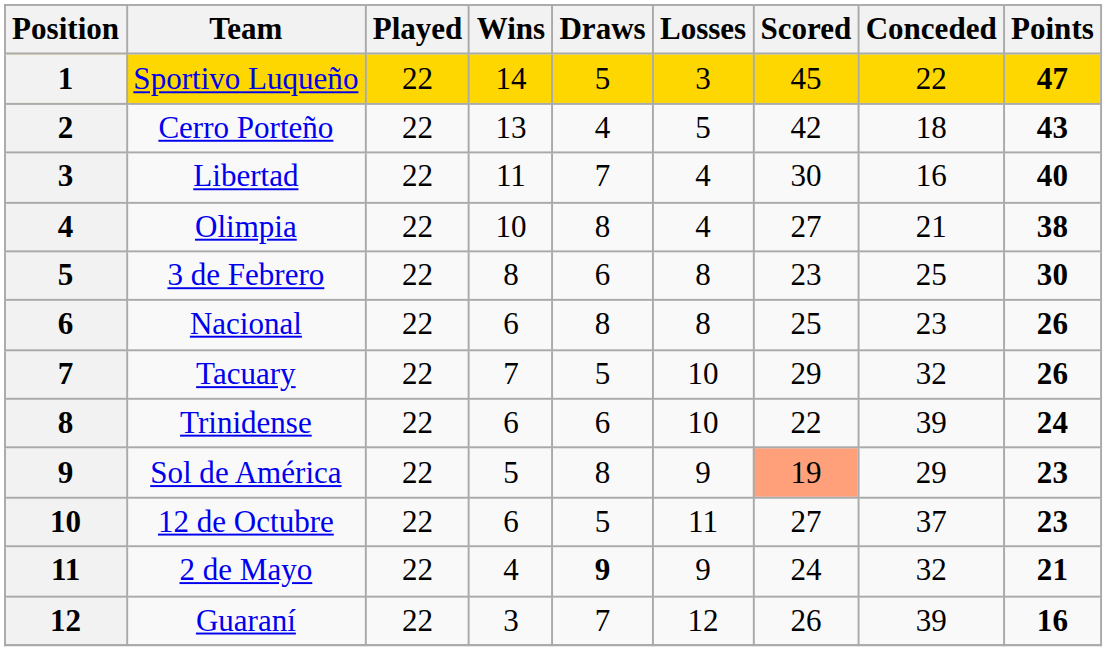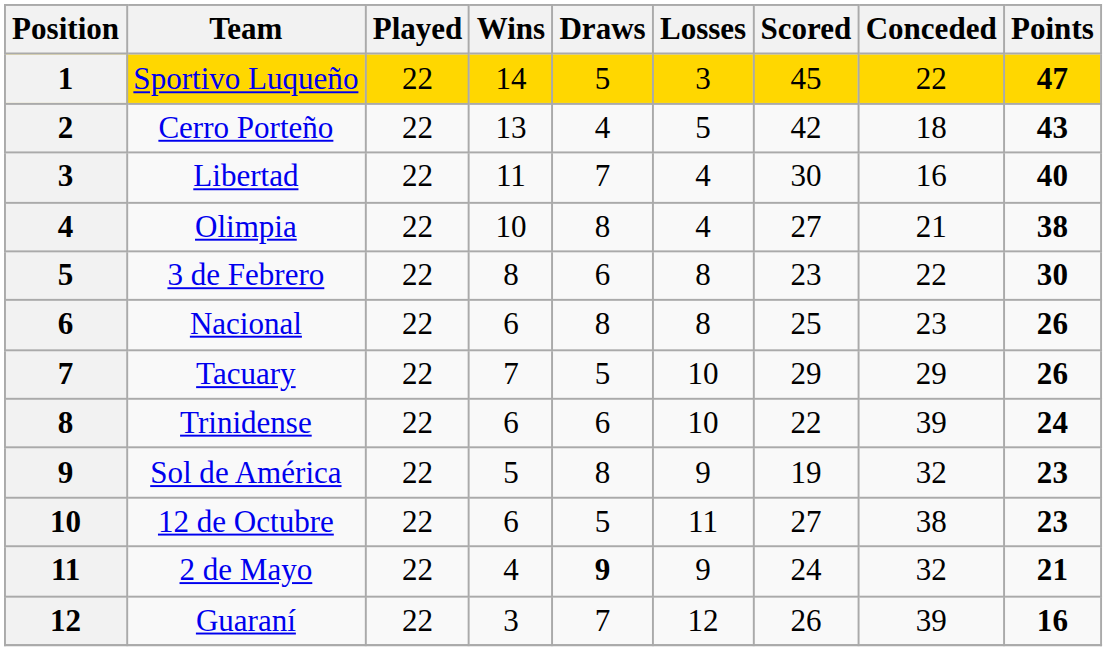(931, 275) 25 -> (931, 275) 22
(931, 373) 32 -> (931, 373) 29
(806, 472) lightsalmon background -> (806, 472) no background
(931, 472) 29 -> (931, 472) 32
(931, 521) 37 -> (931, 521) 38
